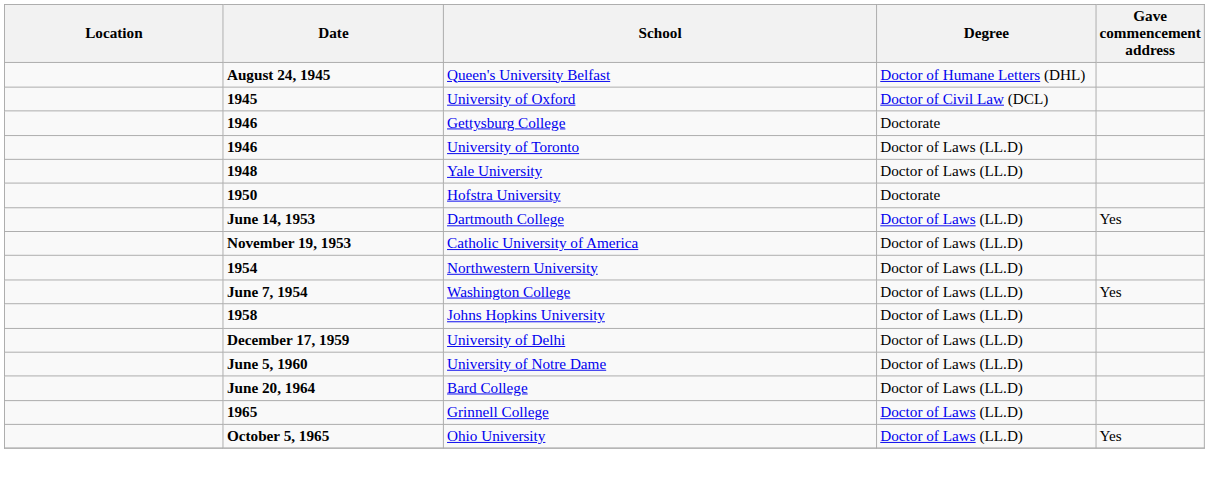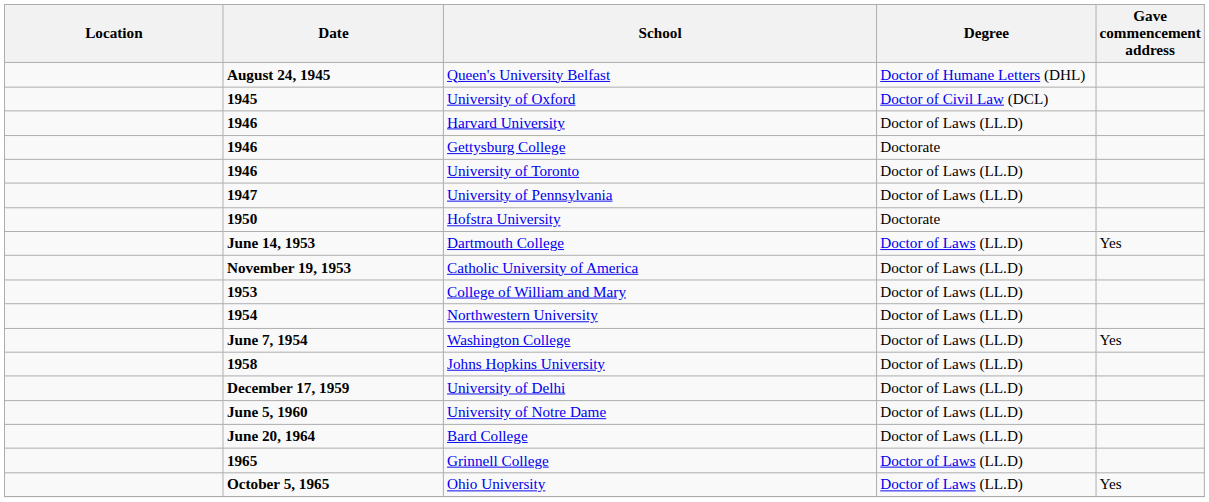+ row: (506, 123)
+ row: (530, 195)
- row: (495, 171)
+ row: (537, 291)
